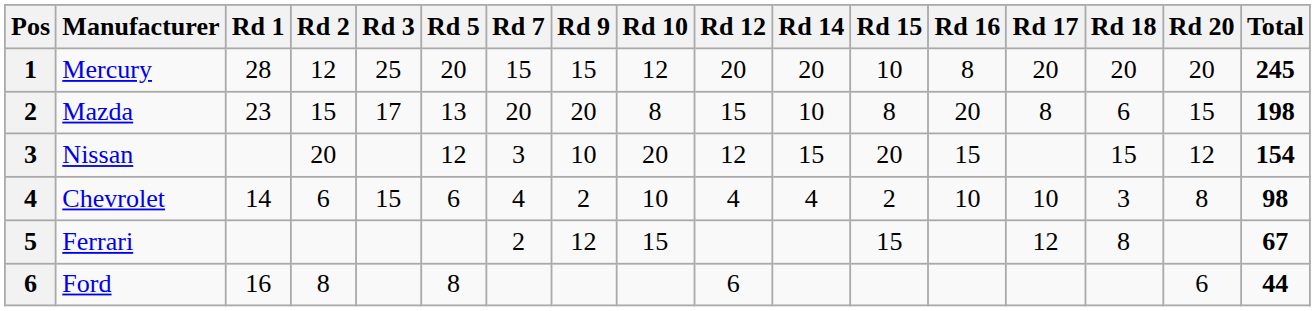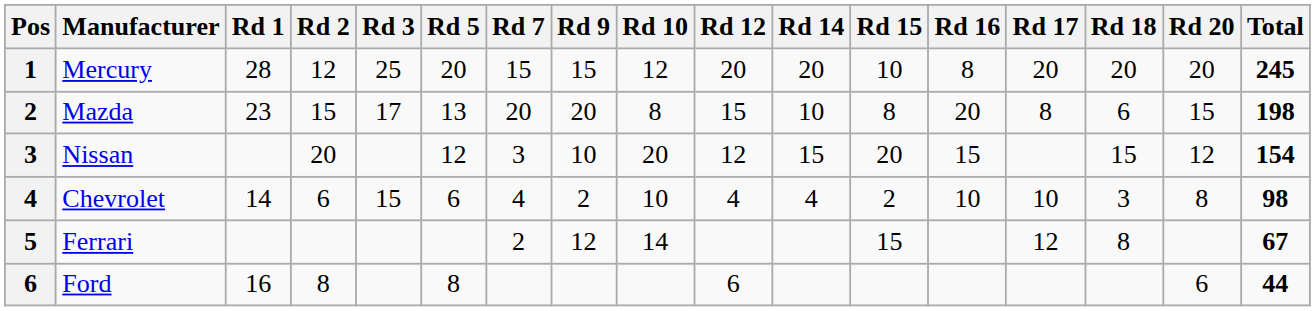(655, 241) 15 -> (655, 241) 14
